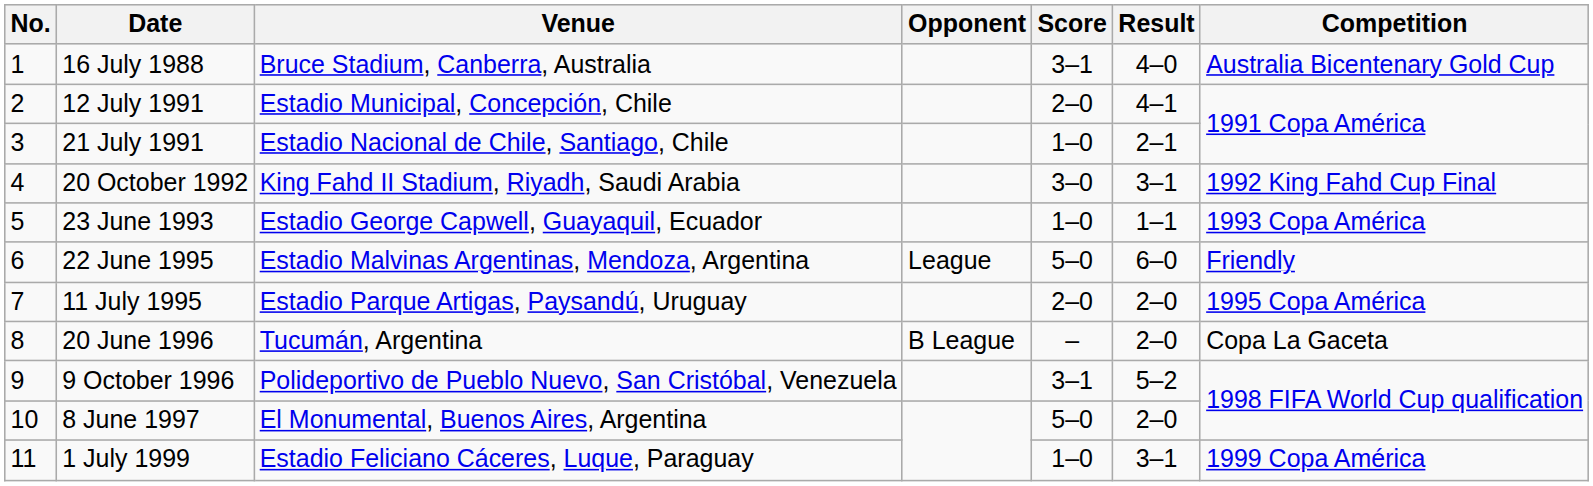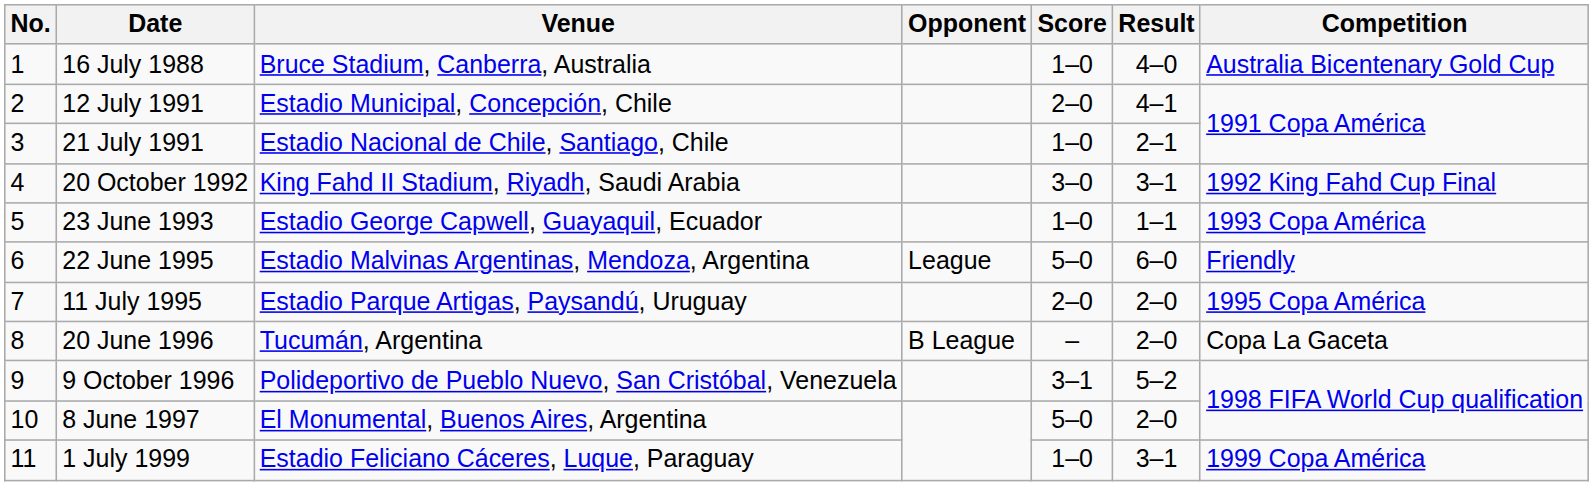(1072, 63) 3–1 -> (1072, 63) 1–0
